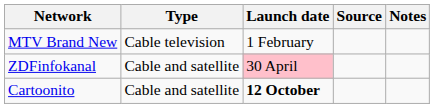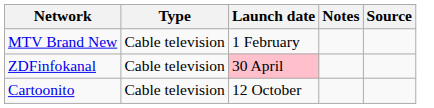columns swapped: (408, 16) <-> (359, 16)
(182, 66) Cable and satellite -> (175, 66) Cable television
(182, 90) Cable and satellite -> (175, 90) Cable television
(283, 90) bold -> (267, 90) normal
